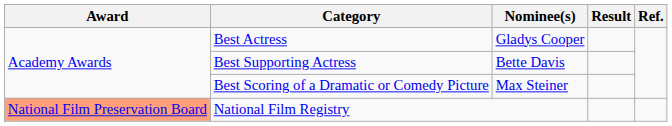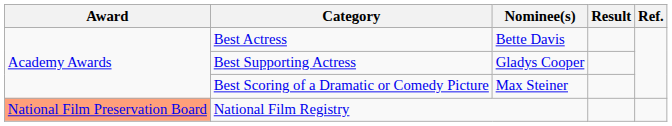(540, 39) Gladys Cooper -> (530, 39) Bette Davis
(530, 62) Bette Davis -> (540, 62) Gladys Cooper
